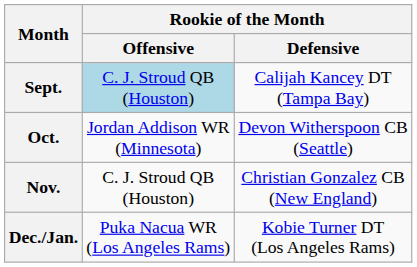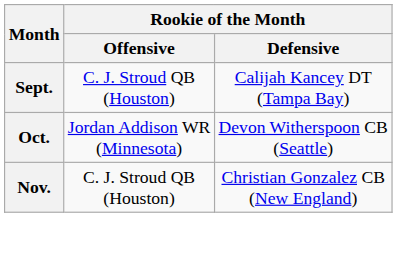(158, 87) lightblue background -> (139, 87) no background
- row: (43, 237)
